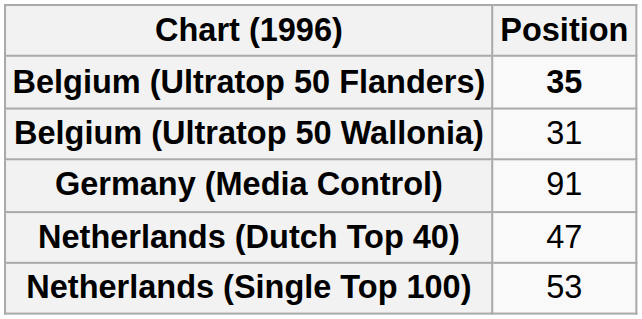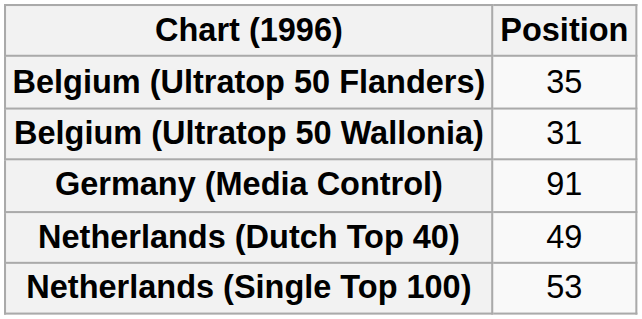(564, 81) bold -> (564, 81) normal
(564, 236) 47 -> (564, 236) 49
